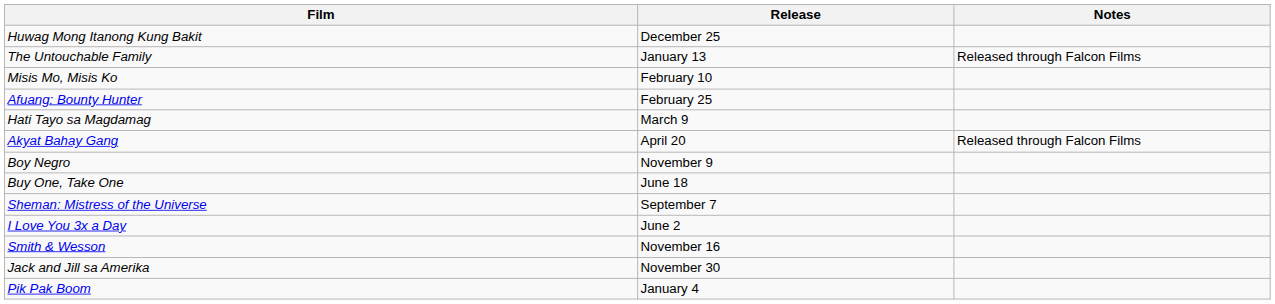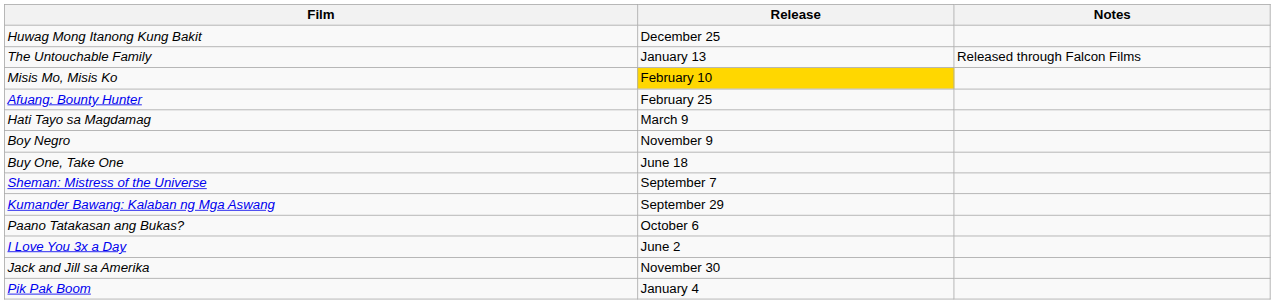(676, 78) no background -> (676, 78) gold background
- row: (63, 141)
+ row: (141, 204)
+ row: (96, 225)
- row: (56, 246)
